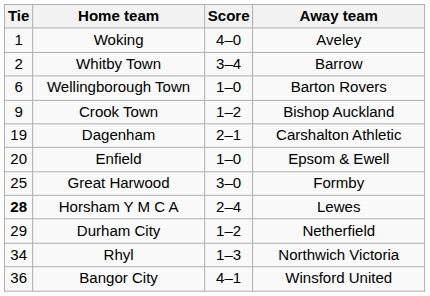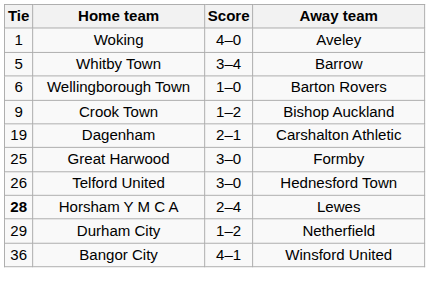(19, 64) 2 -> (19, 64) 5
- row: (119, 159)
+ row: (119, 183)
- row: (119, 254)
